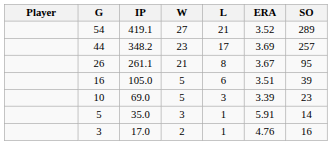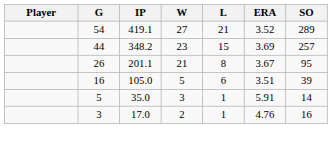(223, 47) 17 -> (223, 47) 15
(140, 64) 261.1 -> (140, 64) 201.1
- row: (99, 98)
